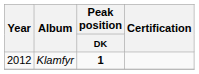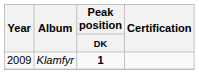(19, 60) 2012 -> (19, 60) 2009
